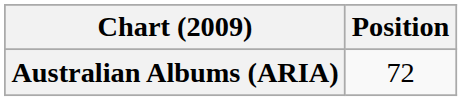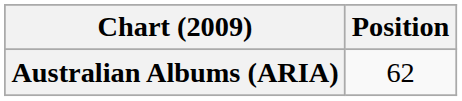(401, 71) 72 -> (401, 71) 62
